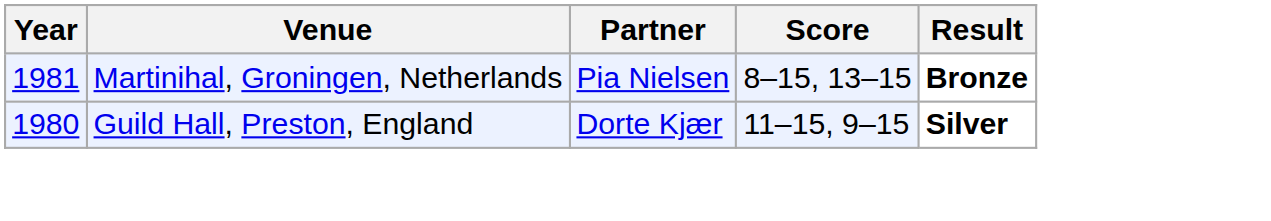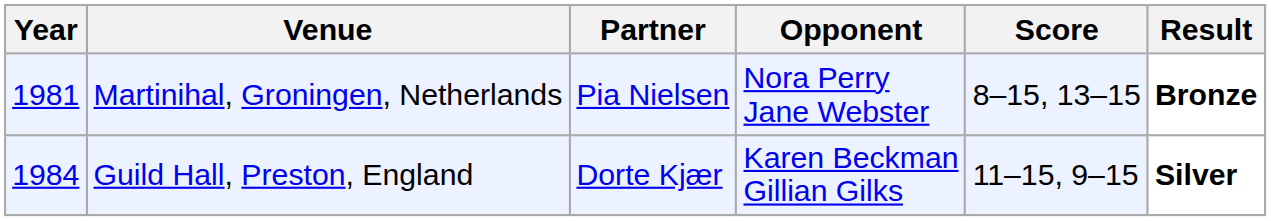+ column: (851, 29)
(46, 125) 1980 -> (46, 175) 1984
